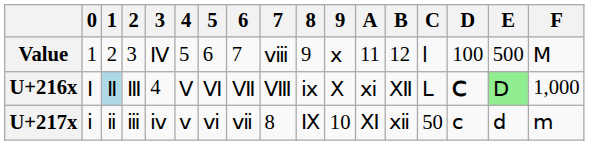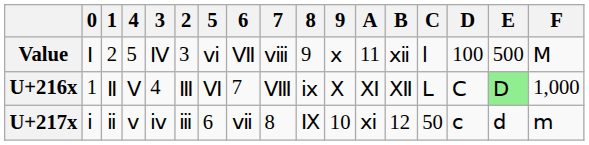columns swapped: (134, 20) <-> (186, 20)
(92, 54) 1 -> (90, 54) Ⅰ
(208, 54) 6 -> (211, 54) ⅵ
(237, 54) 7 -> (243, 54) Ⅶ
(400, 54) 12 -> (400, 54) ⅻ
(90, 88) Ⅰ -> (92, 88) 1
(112, 88) lightblue background -> (112, 88) no background
(243, 88) Ⅶ -> (237, 88) 7
(368, 88) ⅺ -> (370, 88) Ⅺ
(459, 88) bold -> (459, 88) normal
(211, 122) ⅵ -> (208, 122) 6
(370, 122) Ⅺ -> (368, 122) ⅺ
(400, 122) ⅻ -> (400, 122) 12
